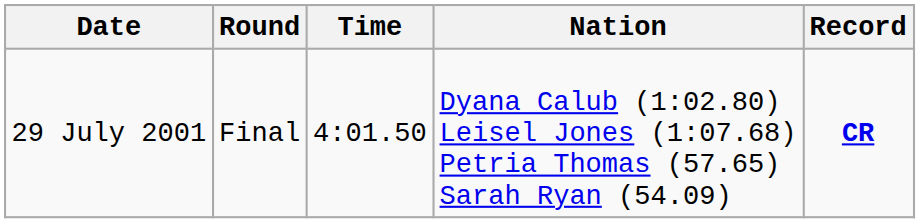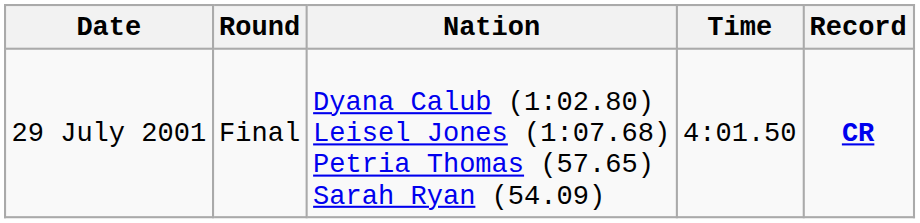columns swapped: (618, 27) <-> (370, 27)
